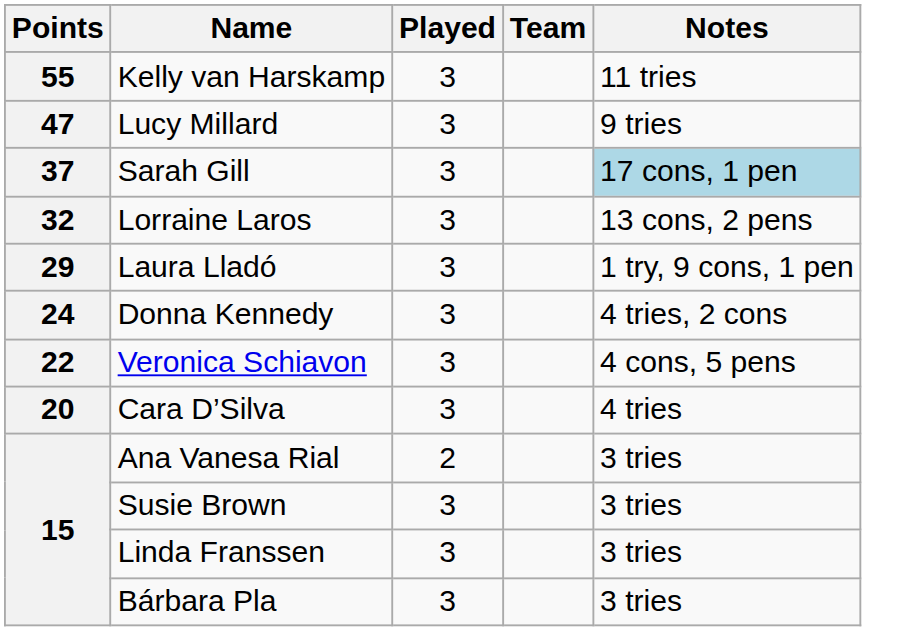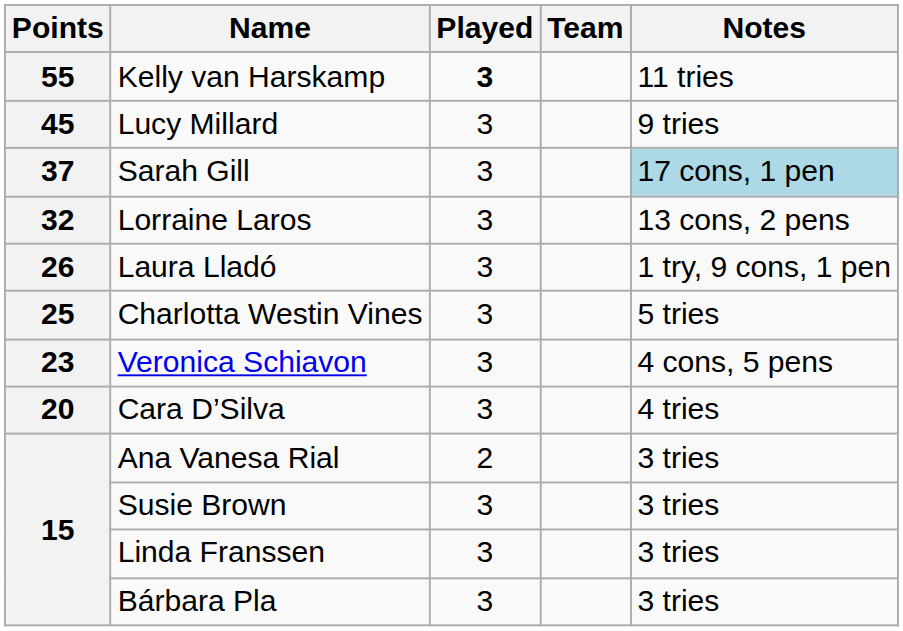(448, 76) normal -> (485, 76) bold
(58, 123) 47 -> (58, 123) 45
(58, 266) 29 -> (58, 266) 26
+ row: (270, 314)
- row: (226, 314)
(58, 362) 22 -> (58, 362) 23
